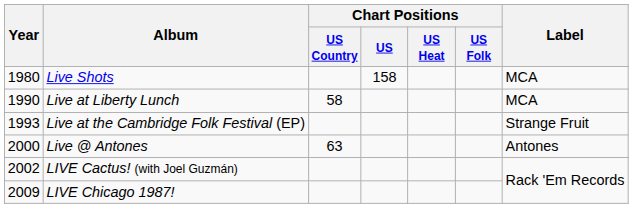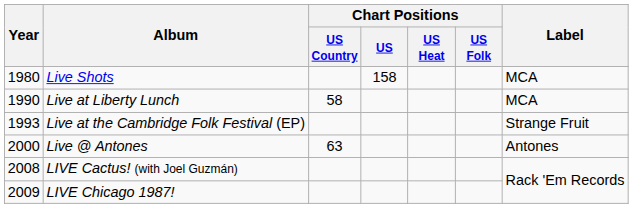(24, 169) 2002 -> (24, 169) 2008
